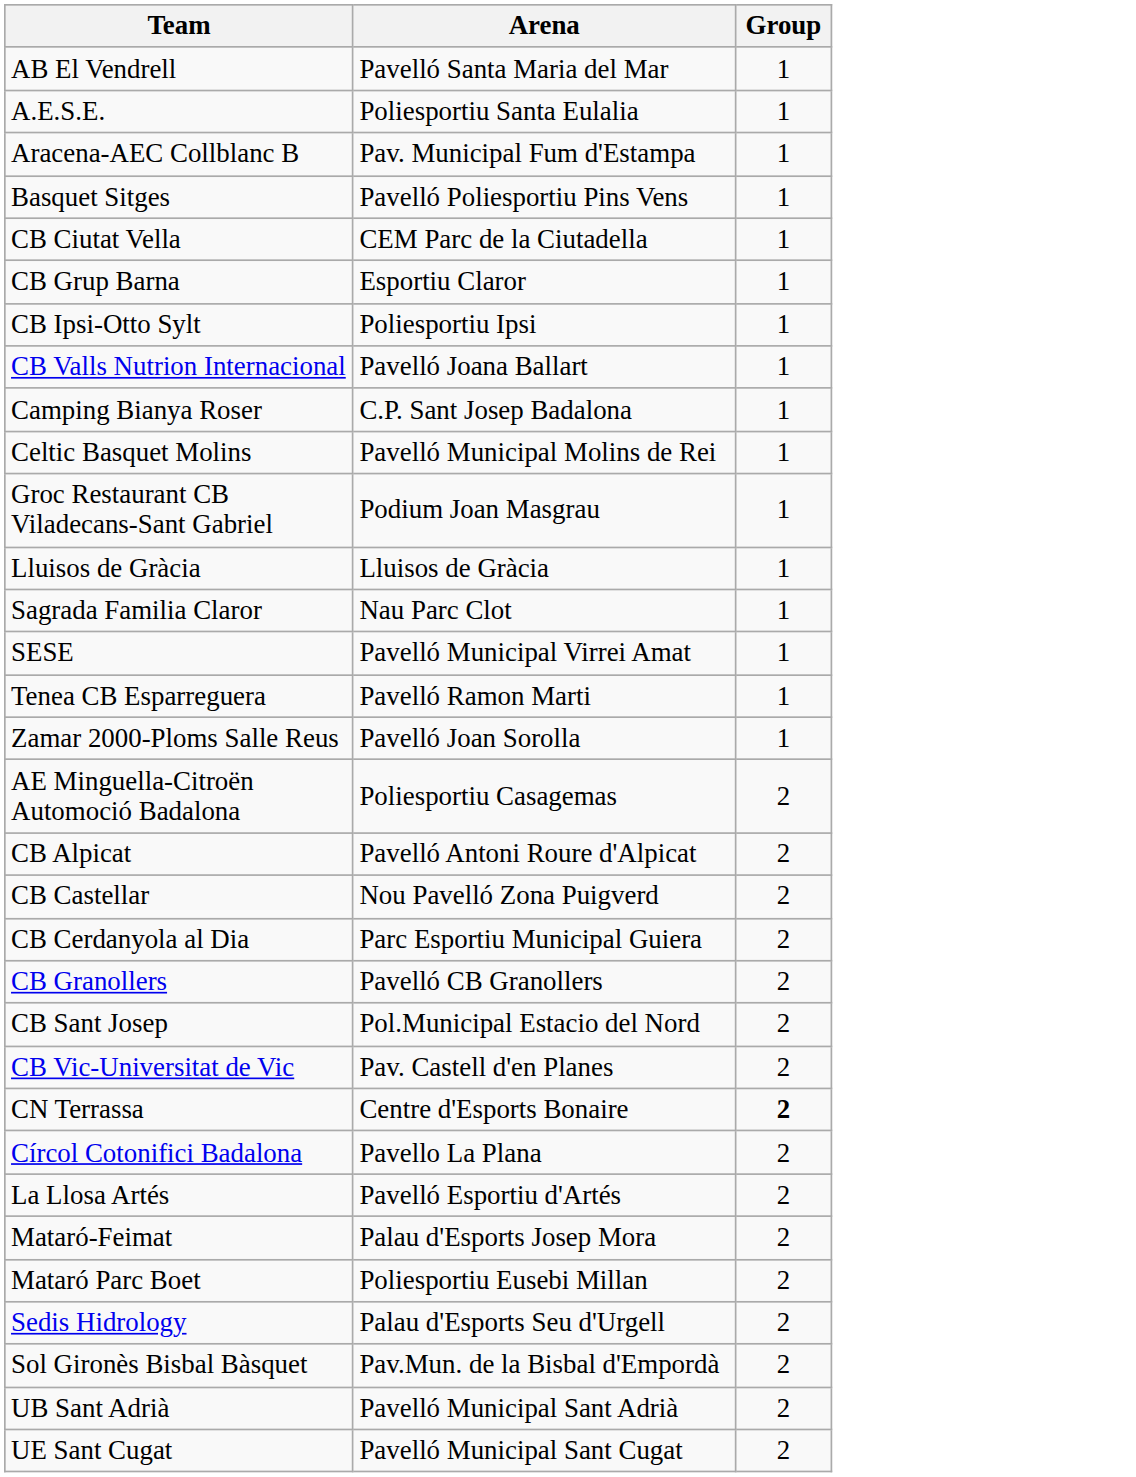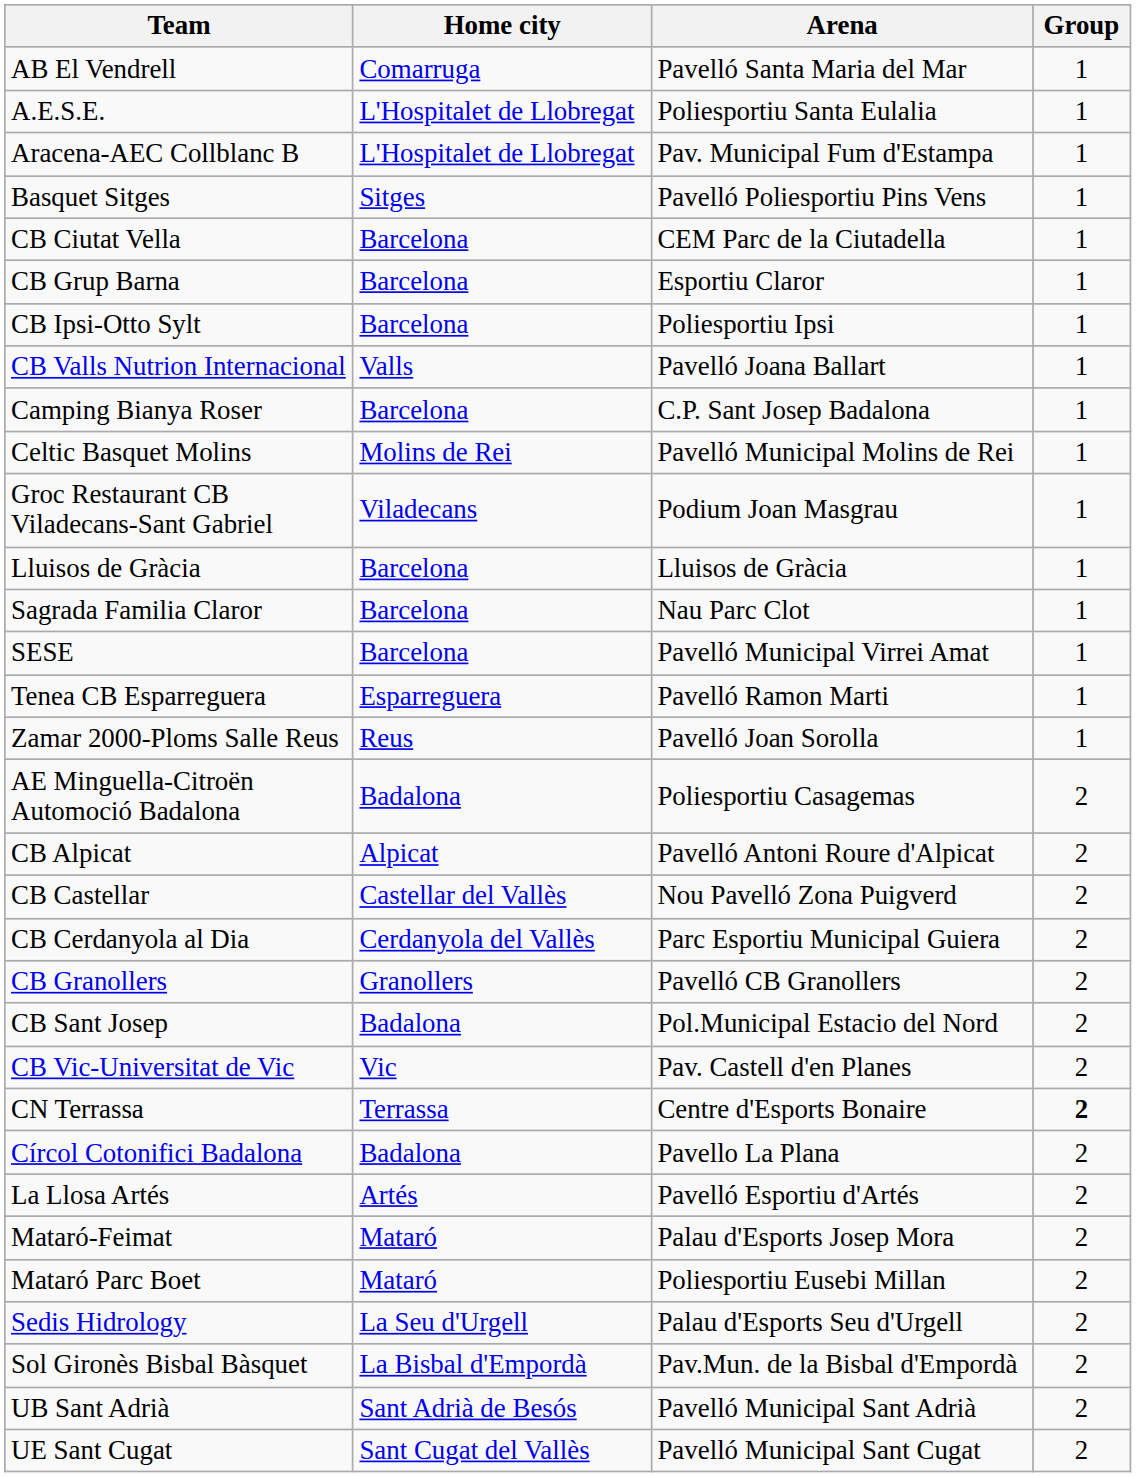+ column: (502, 25)
